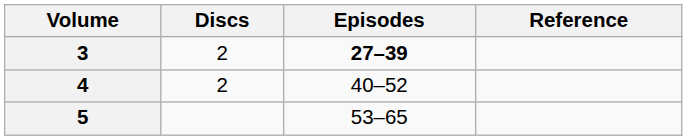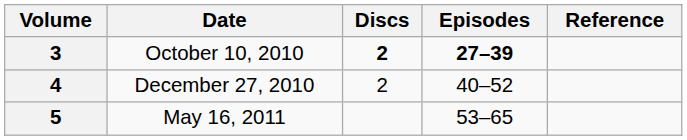+ column: (224, 20)
(222, 53) normal -> (382, 53) bold
